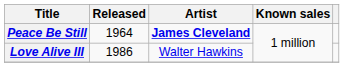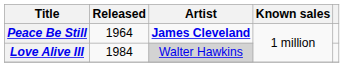(119, 52) 1986 -> (119, 52) 1984
(201, 52) no background -> (201, 52) lightgrey background
